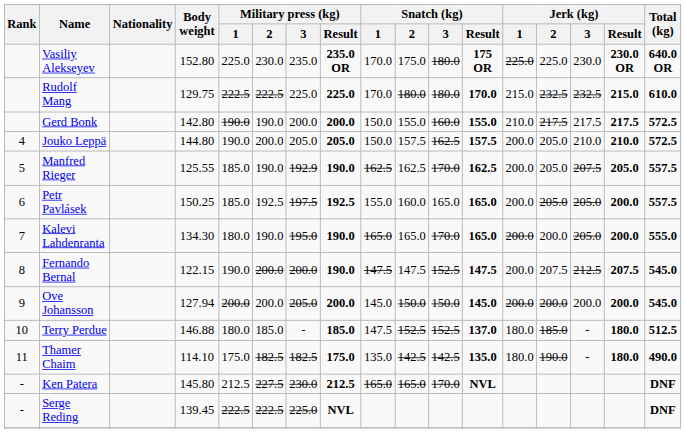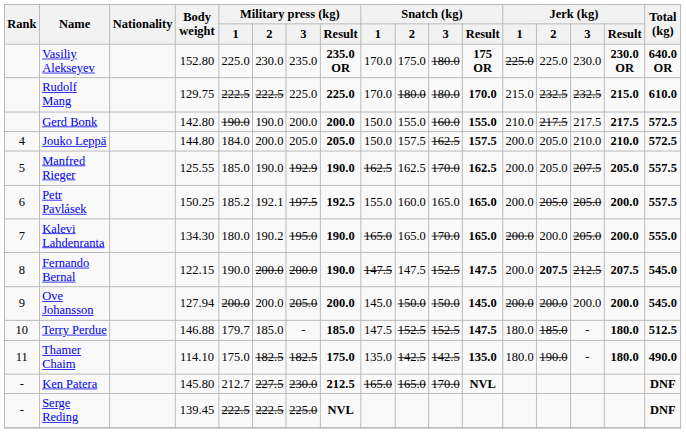(236, 141) 190.0 -> (236, 141) 184.0
(236, 202) 185.0 -> (236, 202) 185.2
(269, 202) 192.5 -> (269, 202) 192.1
(269, 235) 190.0 -> (269, 235) 190.2
(553, 269) normal -> (553, 269) bold
(236, 330) 180.0 -> (236, 330) 179.7
(483, 330) 137.0 -> (483, 330) 147.5
(236, 384) 212.5 -> (236, 384) 212.7
